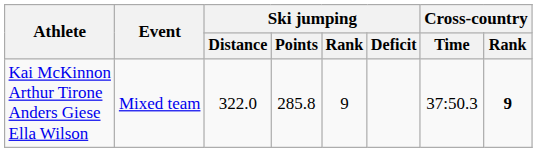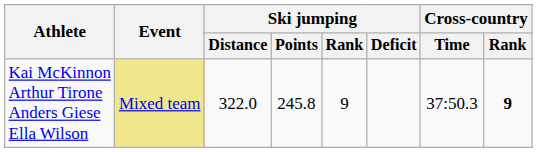(160, 103) no background -> (160, 103) khaki background
(296, 103) 285.8 -> (296, 103) 245.8
